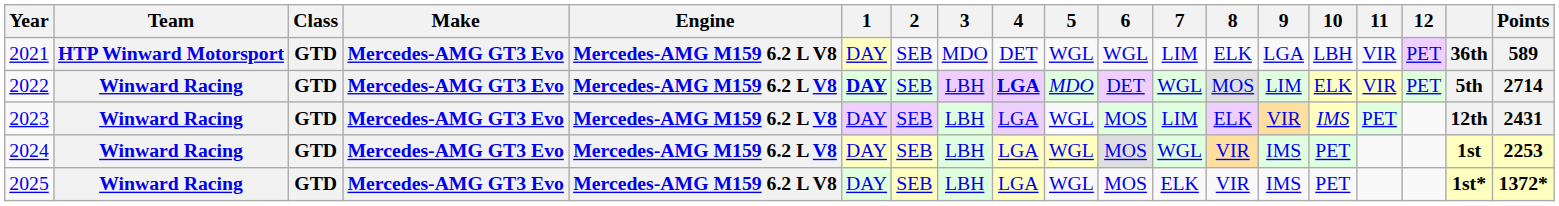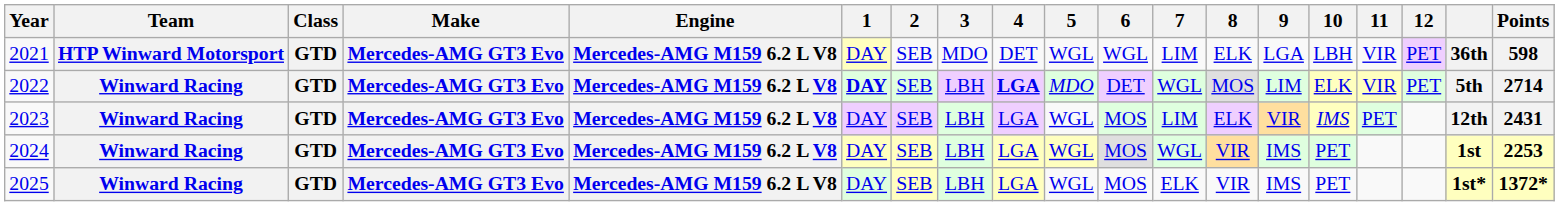(1523, 53) 589 -> (1523, 53) 598
